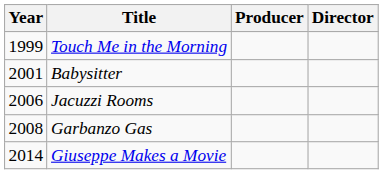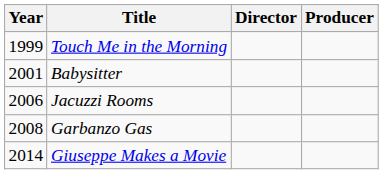columns swapped: (343, 18) <-> (269, 18)
